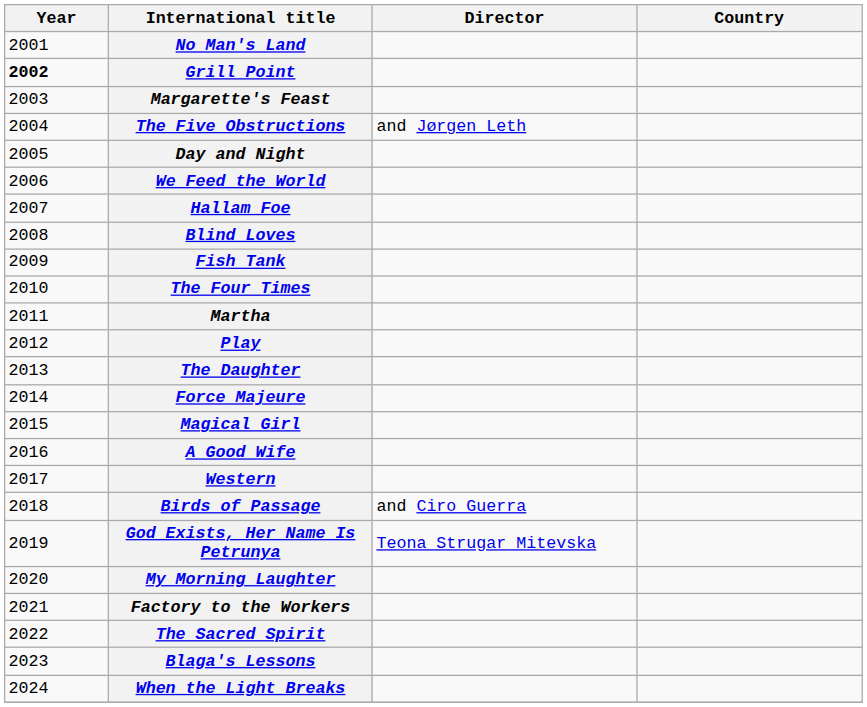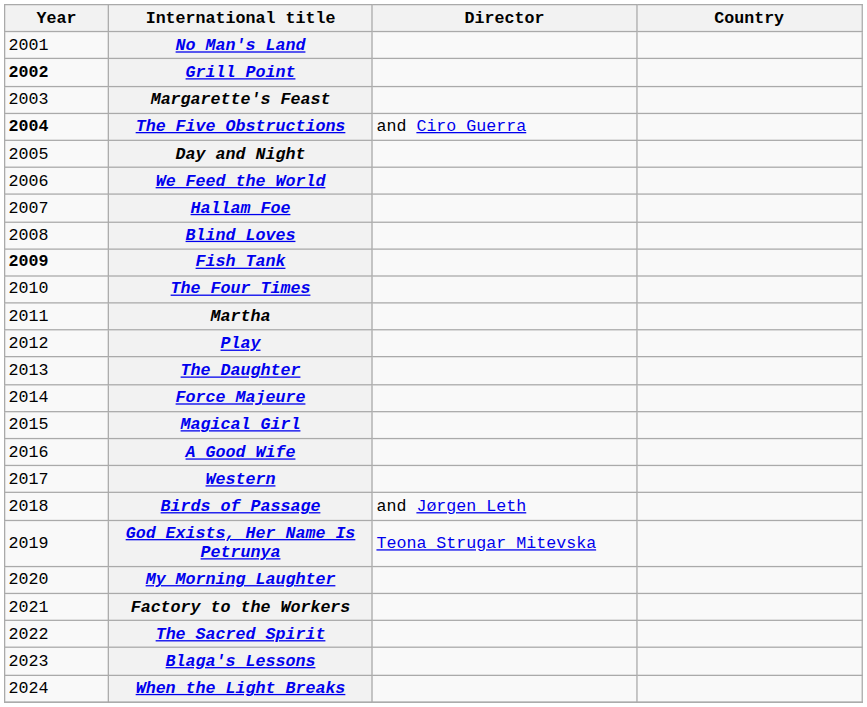(29, 127) normal -> (29, 127) bold
(451, 127) and Jørgen Leth -> (451, 127) and Ciro Guerra
(29, 262) normal -> (29, 262) bold
(451, 506) and Ciro Guerra -> (451, 506) and Jørgen Leth
